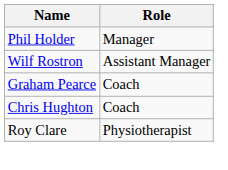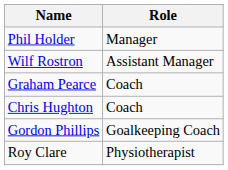+ row: (54, 130)
